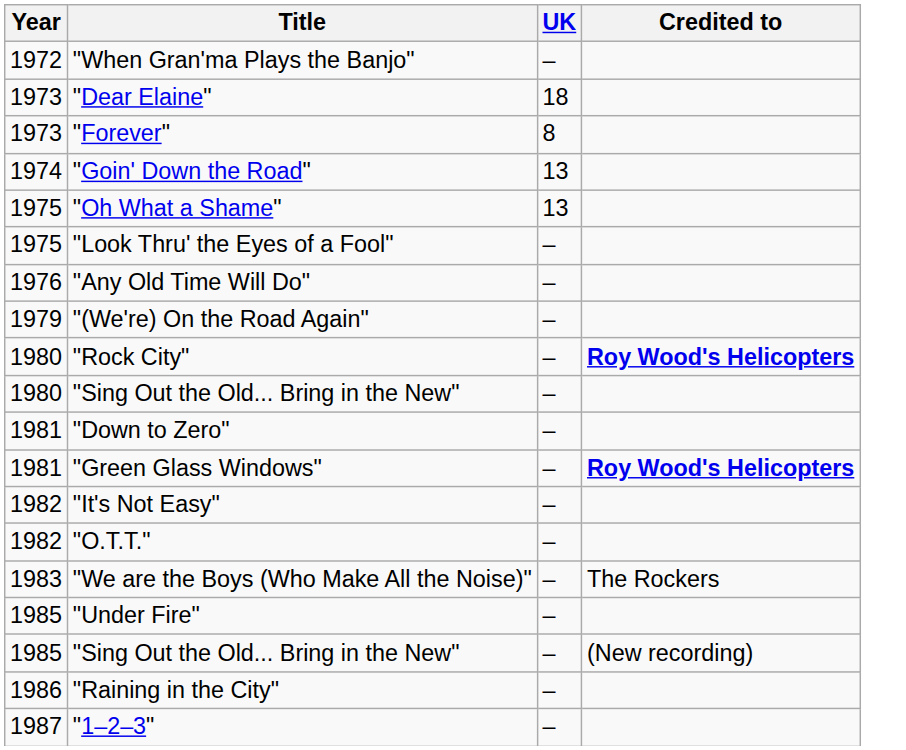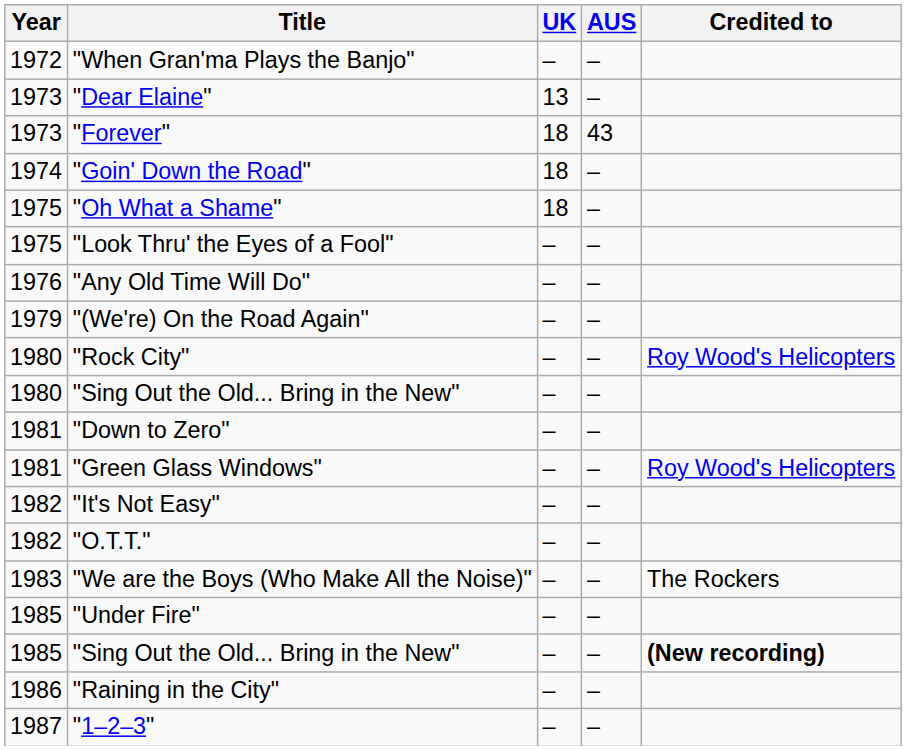+ column: (612, 23)
(555, 97) 18 -> (555, 97) 13
(549, 134) 8 -> (555, 134) 18
(555, 171) 13 -> (555, 171) 18
(555, 208) 13 -> (555, 208) 18
(721, 356) bold -> (771, 356) normal
(721, 467) bold -> (771, 467) normal
(670, 652) normal -> (736, 652) bold
